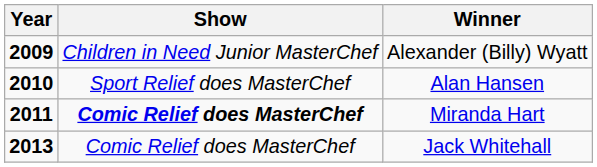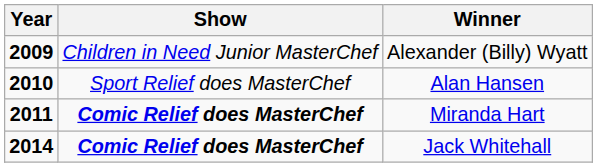(31, 146) 2013 -> (31, 146) 2014
(220, 146) normal -> (220, 146) bold
